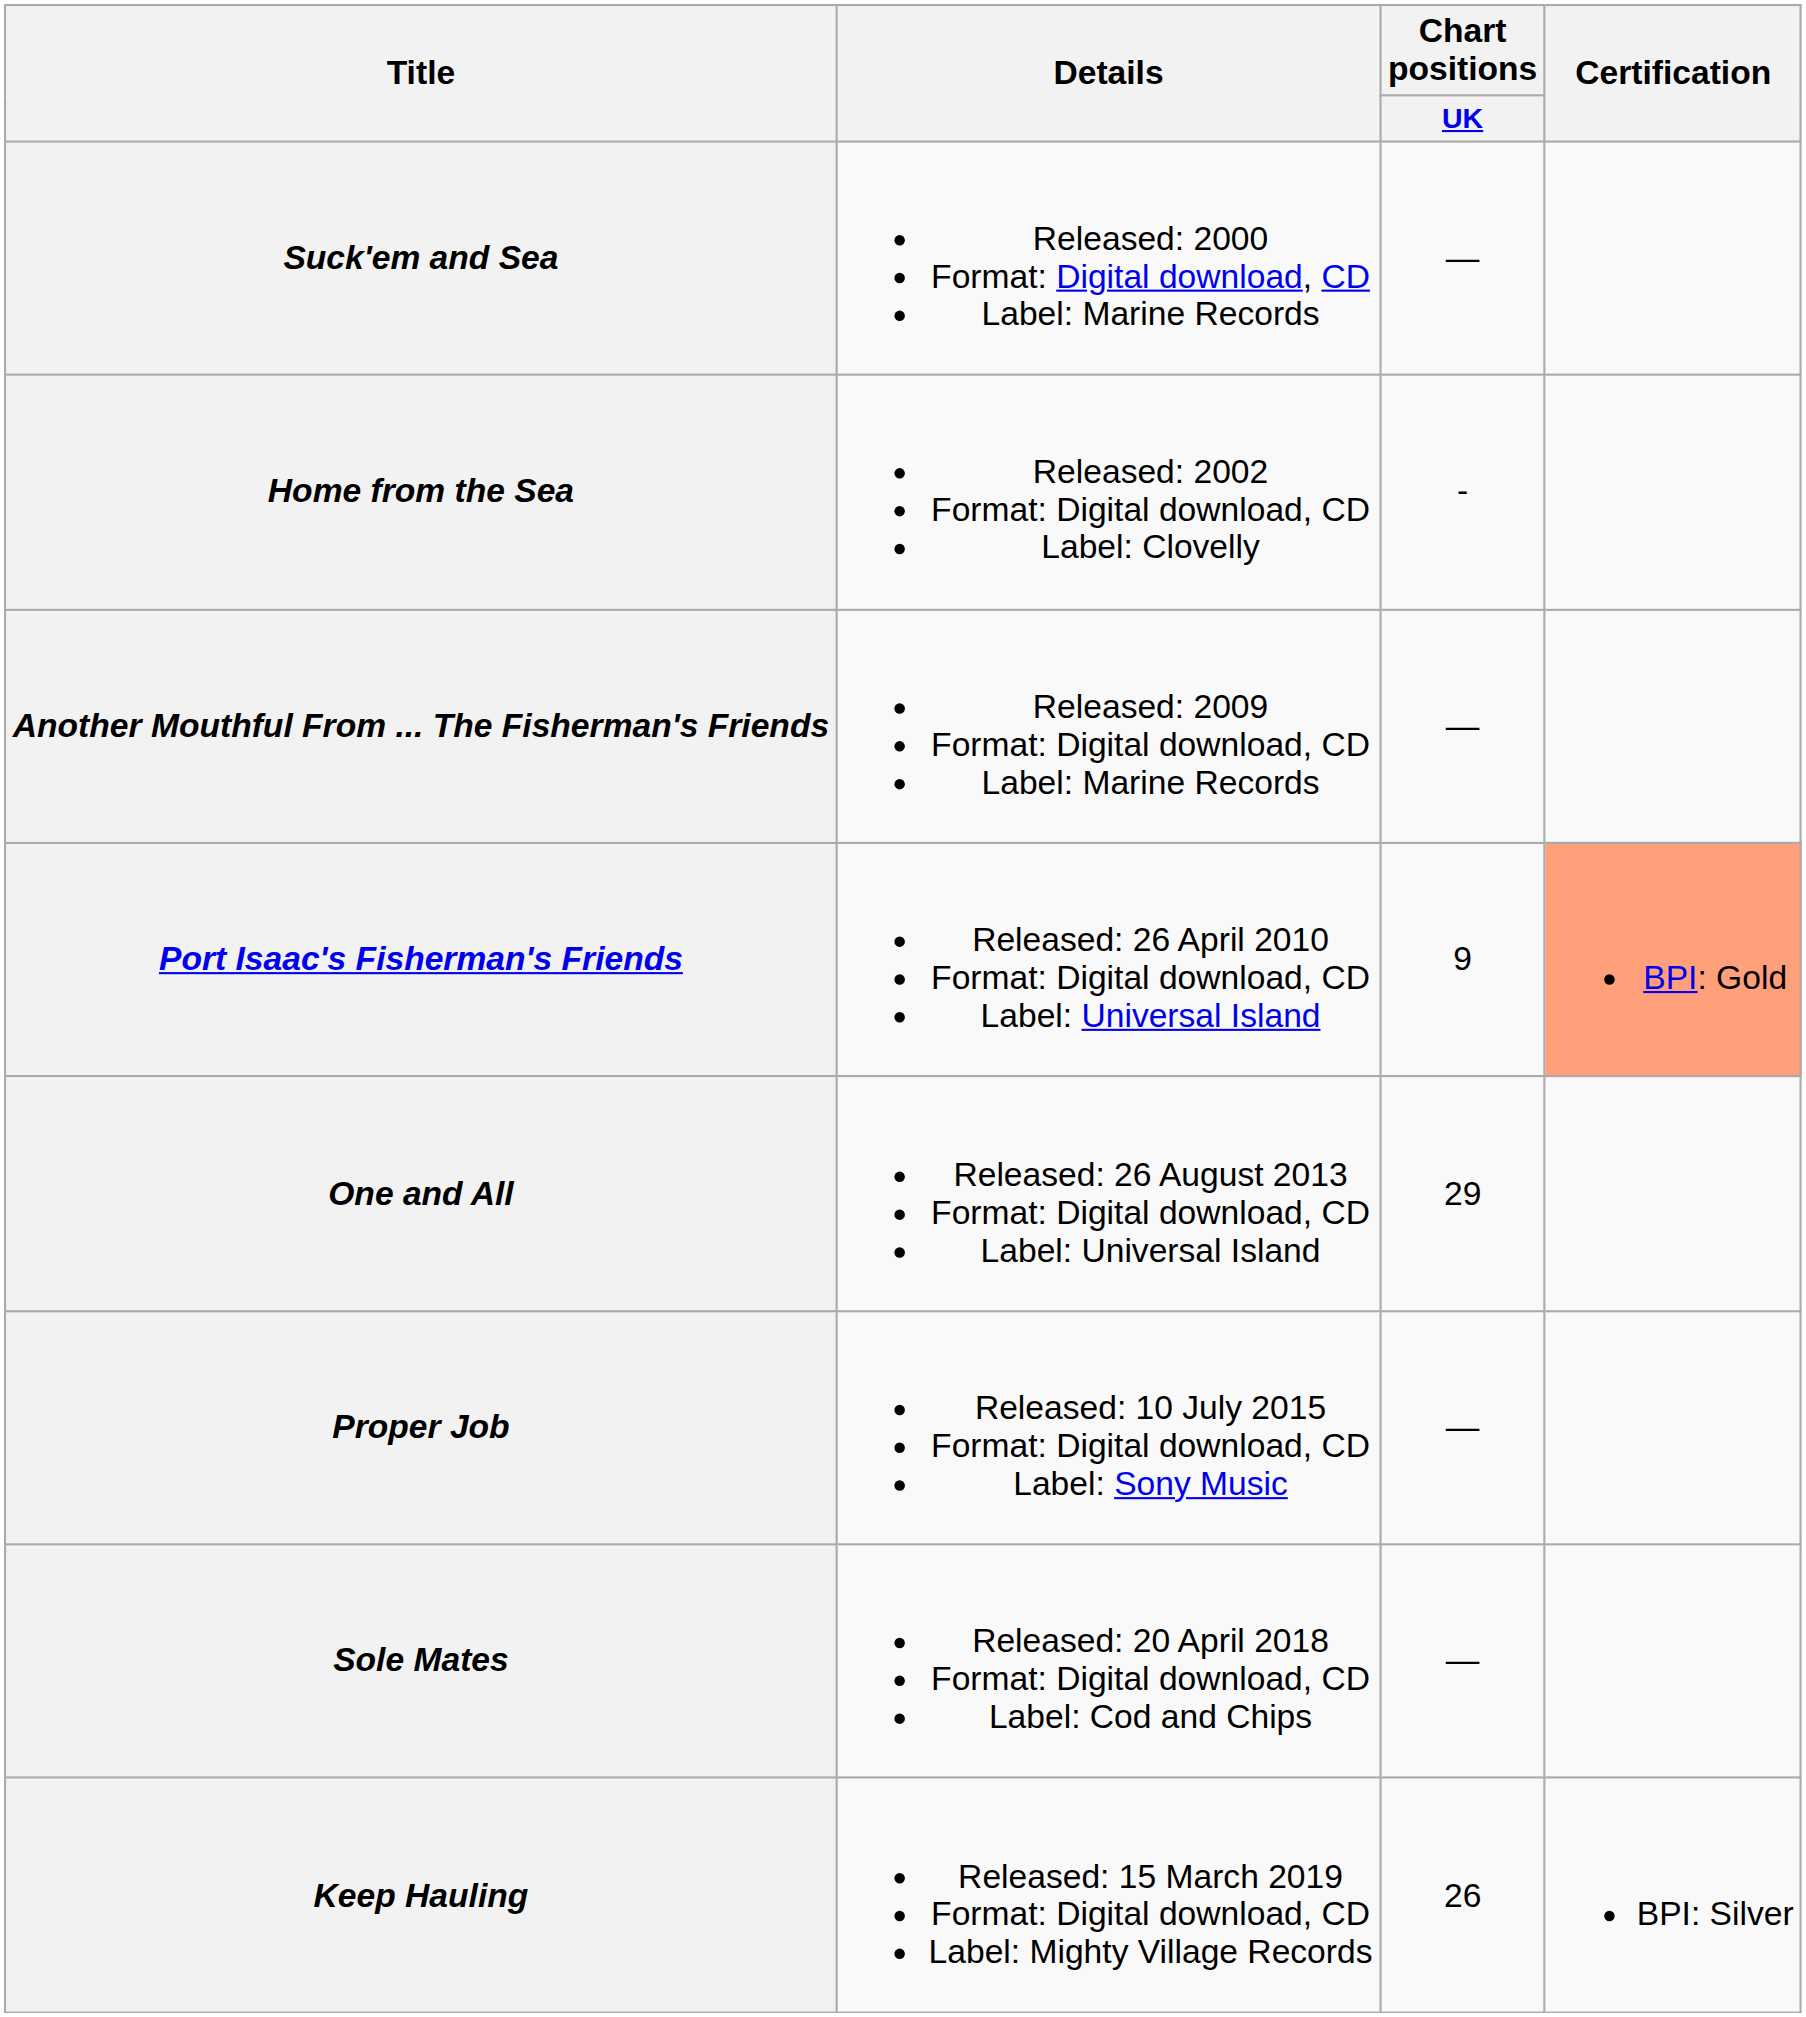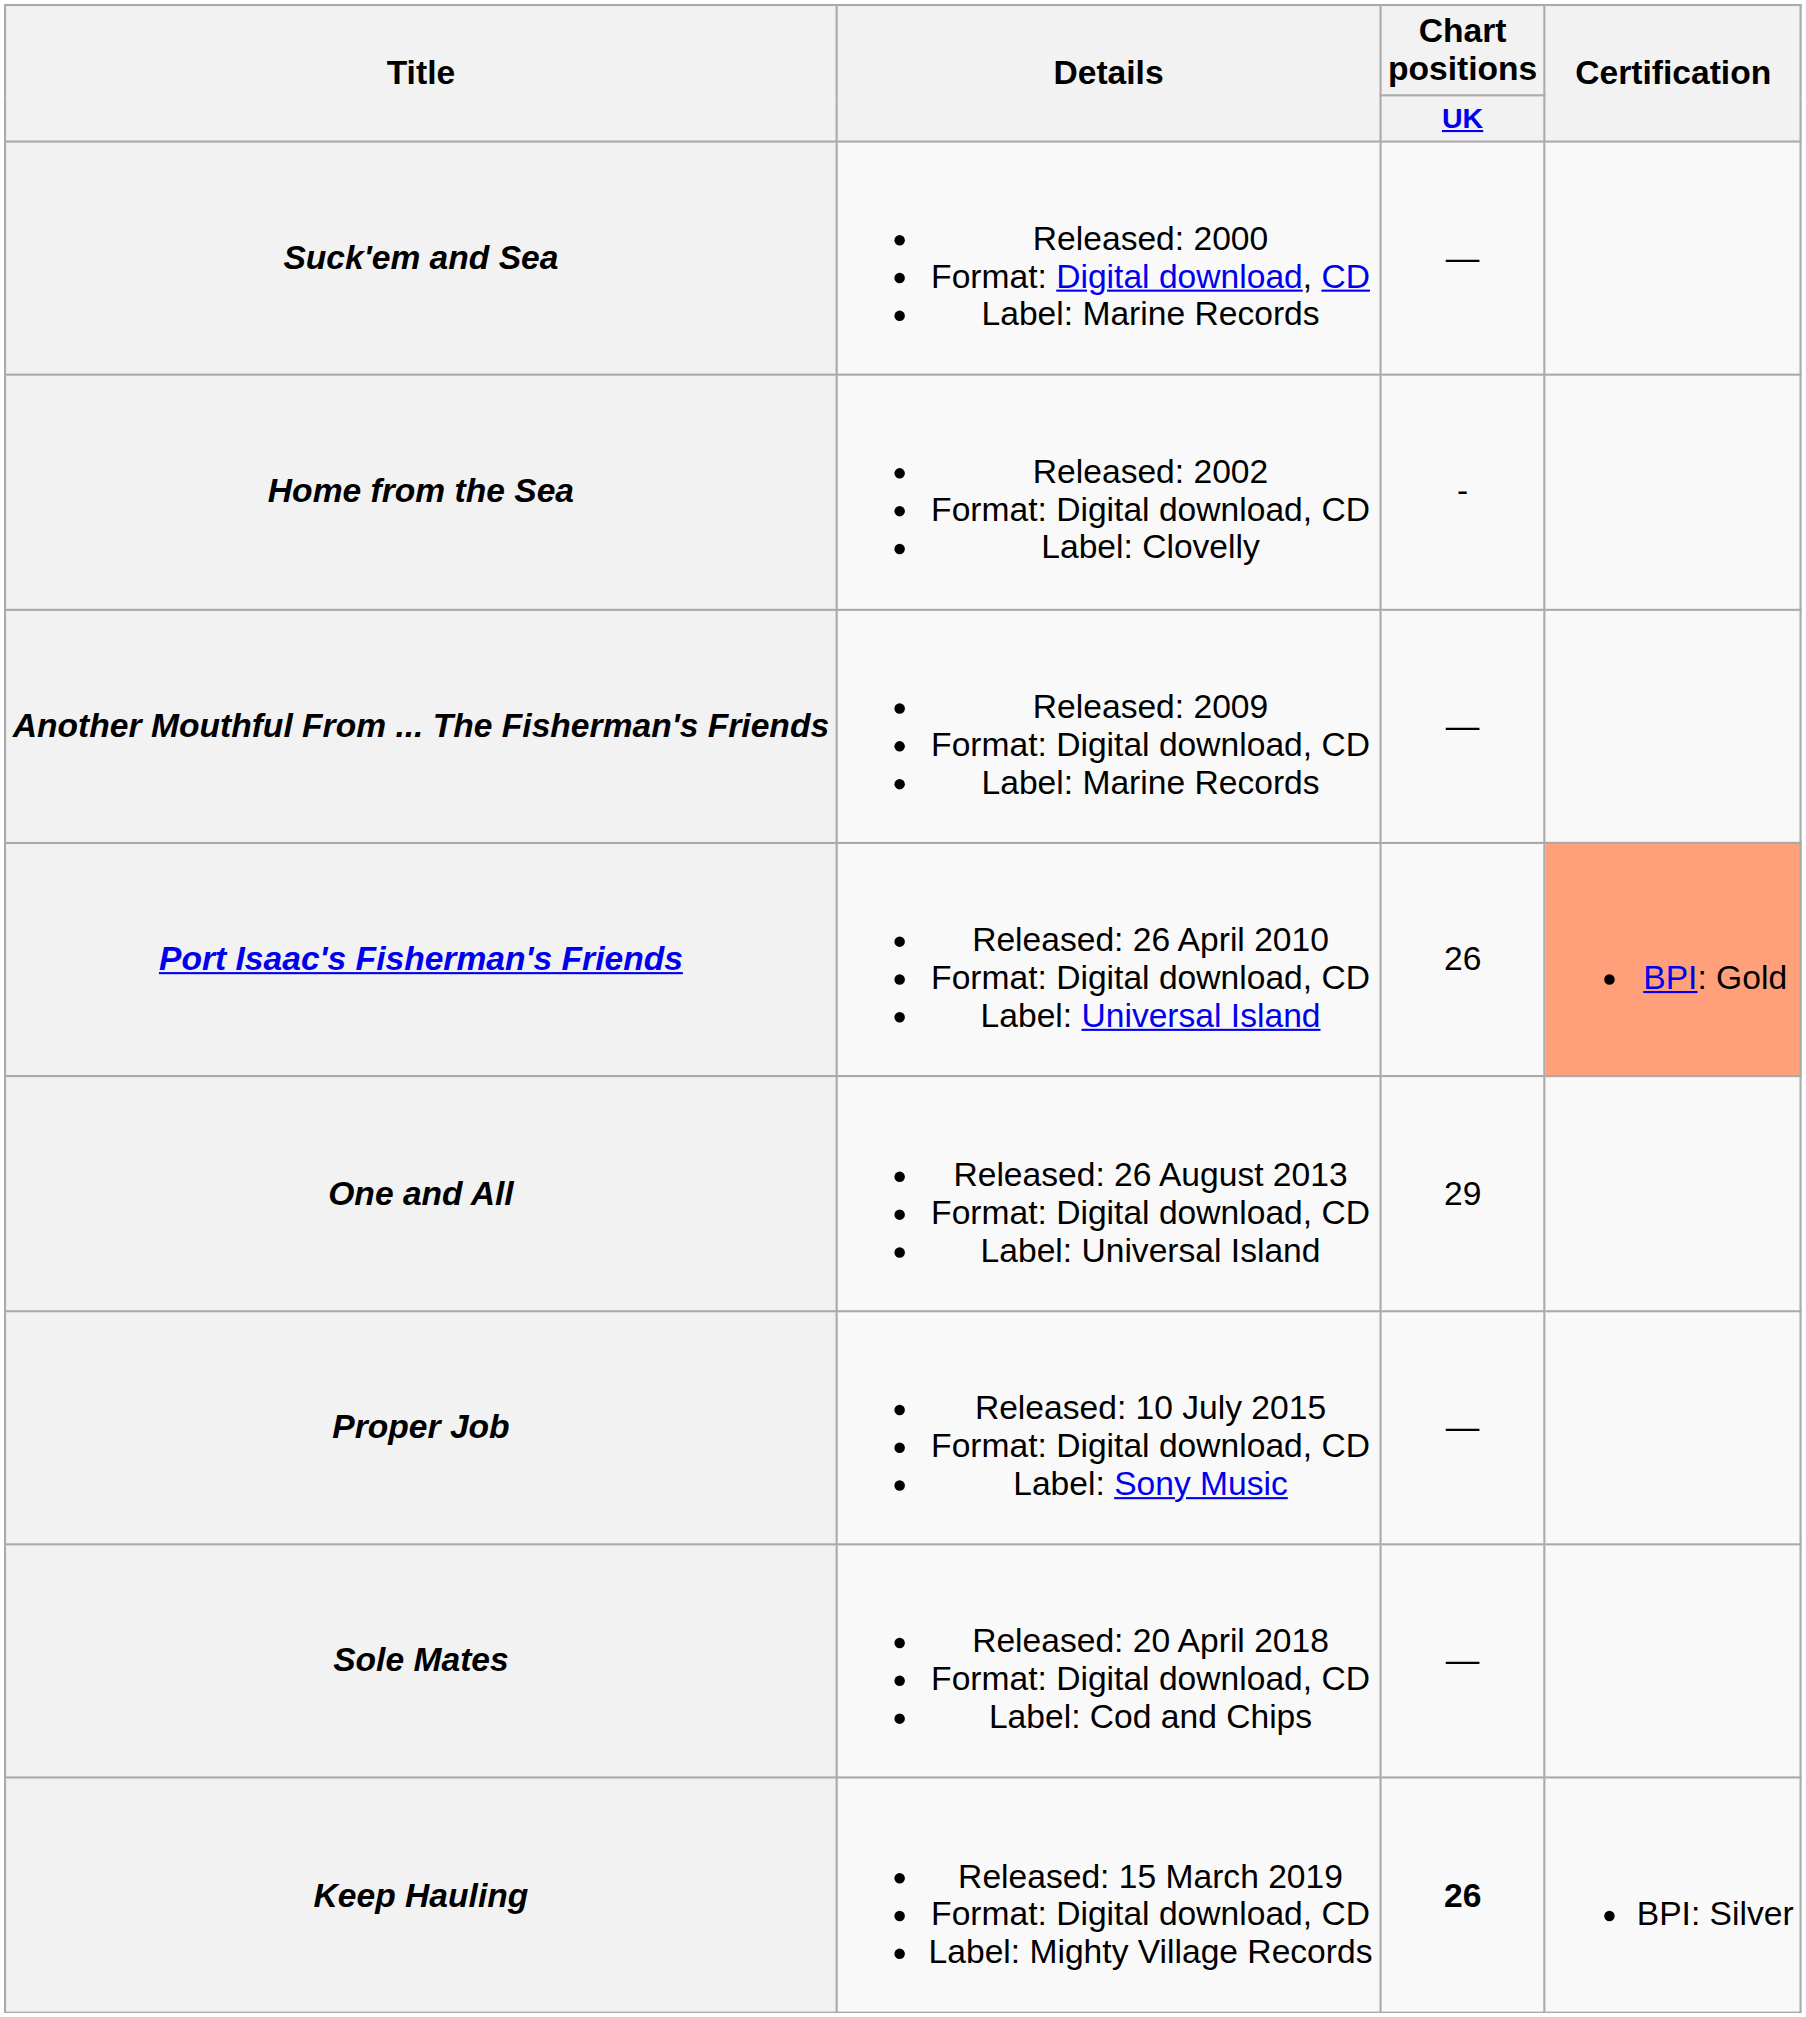(1463, 959) 9 -> (1463, 959) 26
(1463, 1894) normal -> (1463, 1894) bold
